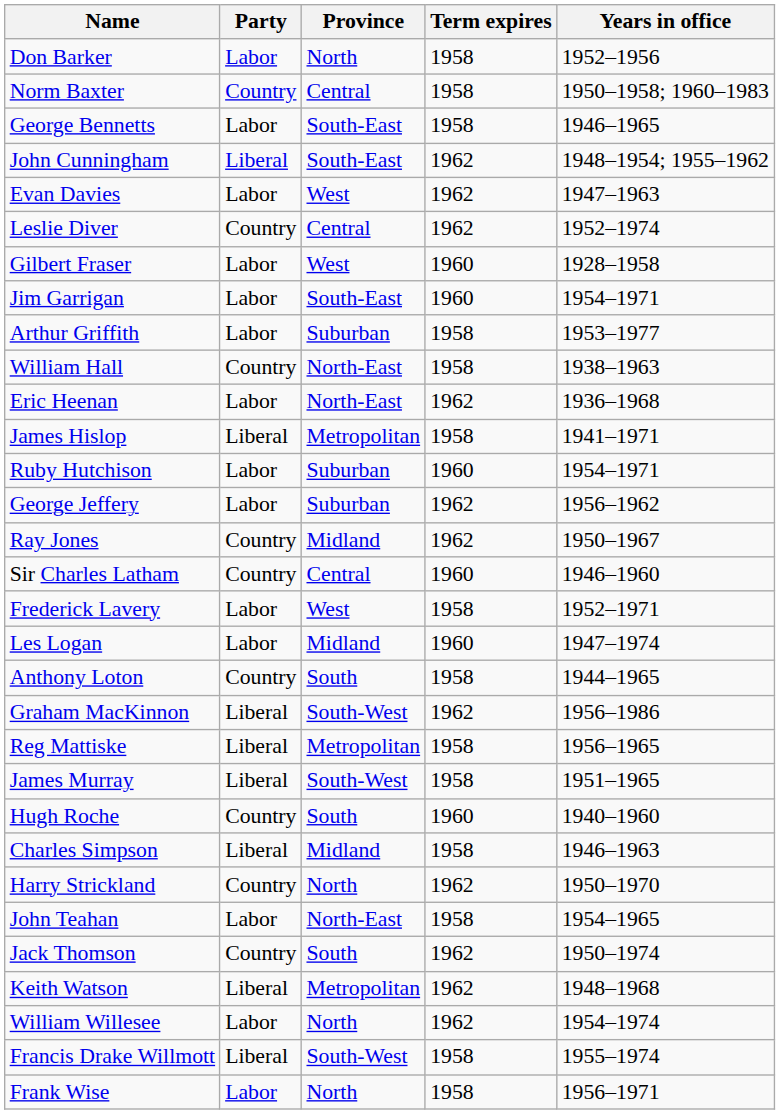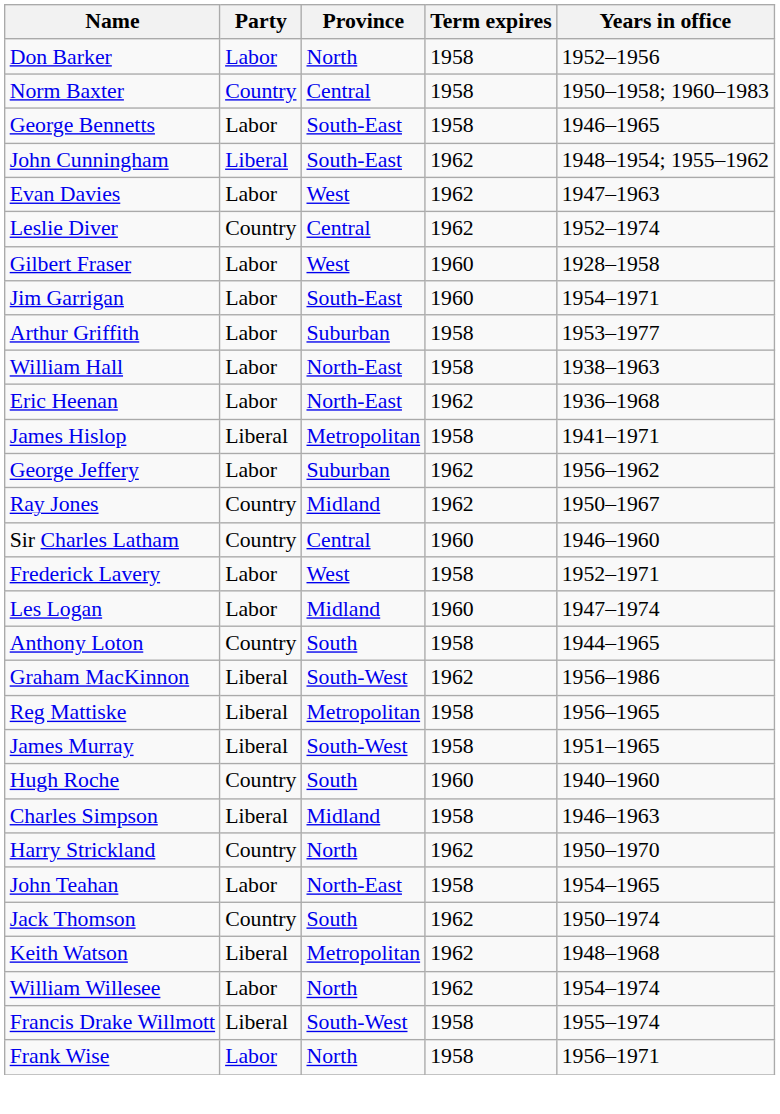(261, 366) Country -> (251, 366) Labor
- row: (81, 470)
